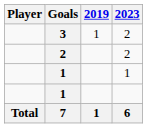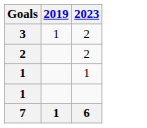- column: (25, 14)
